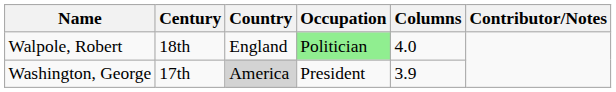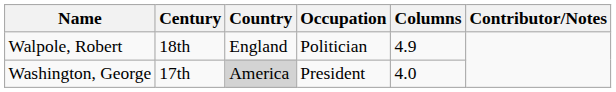(334, 45) lightgreen background -> (334, 45) no background
(405, 45) 4.0 -> (405, 45) 4.9
(405, 73) 3.9 -> (405, 73) 4.0
